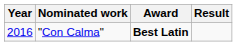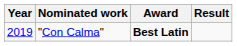(20, 31) 2016 -> (20, 31) 2019
